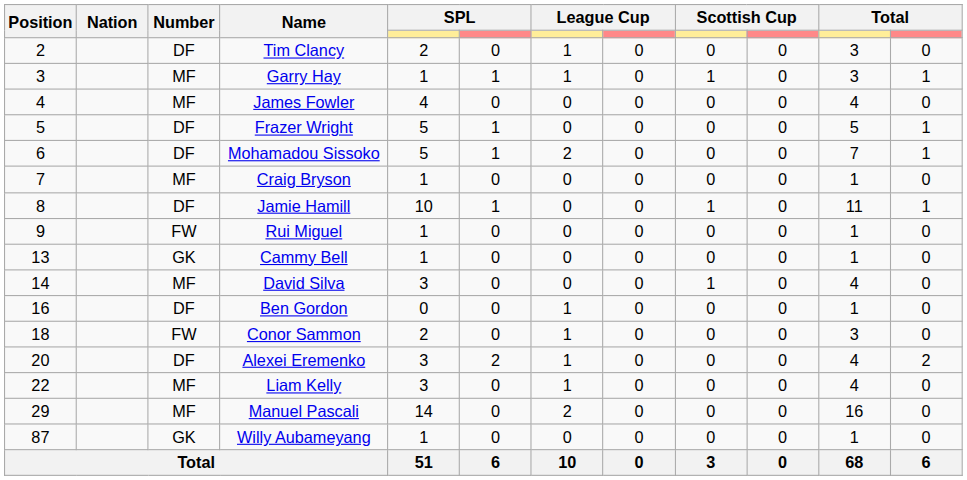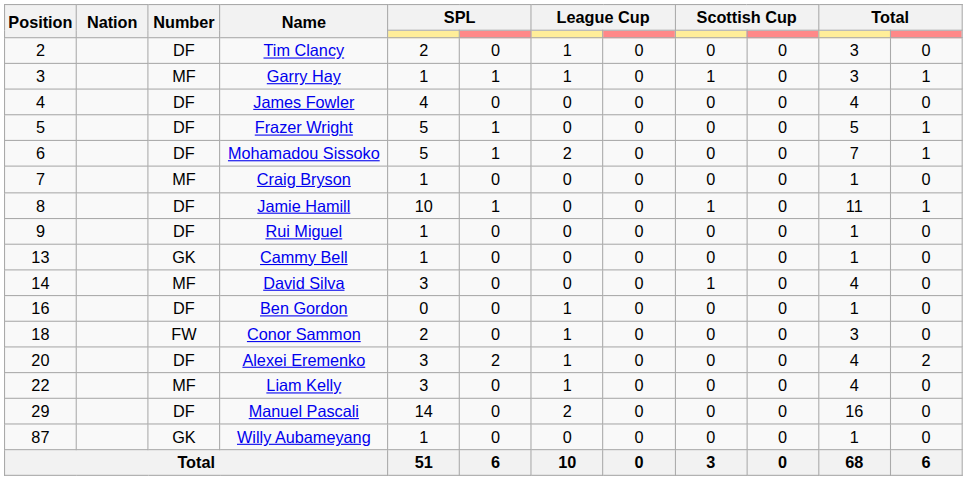(184, 102) MF -> (184, 102) DF
(184, 231) FW -> (184, 231) DF
(184, 411) MF -> (184, 411) DF
